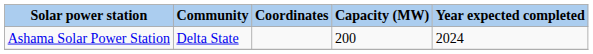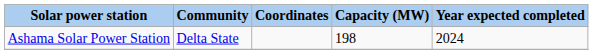(346, 37) 200 -> (346, 37) 198
